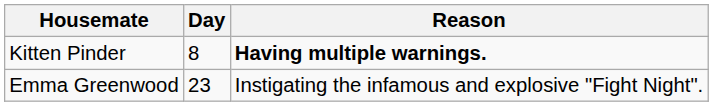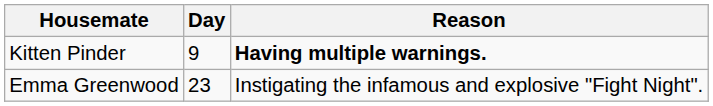(194, 52) 8 -> (194, 52) 9
